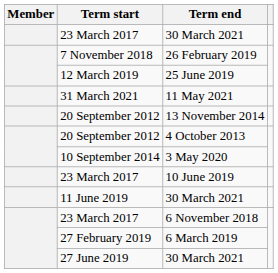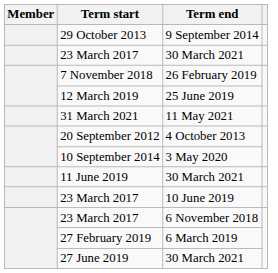+ row: (103, 34)
- row: (110, 116)
rows swapped: (94, 197) <-> (99, 177)
